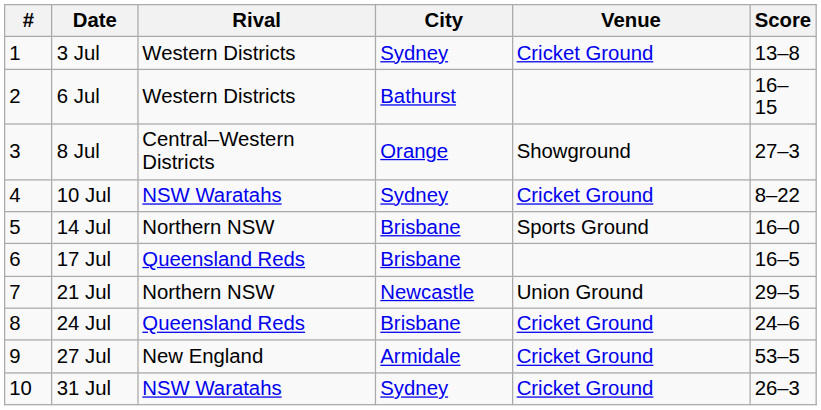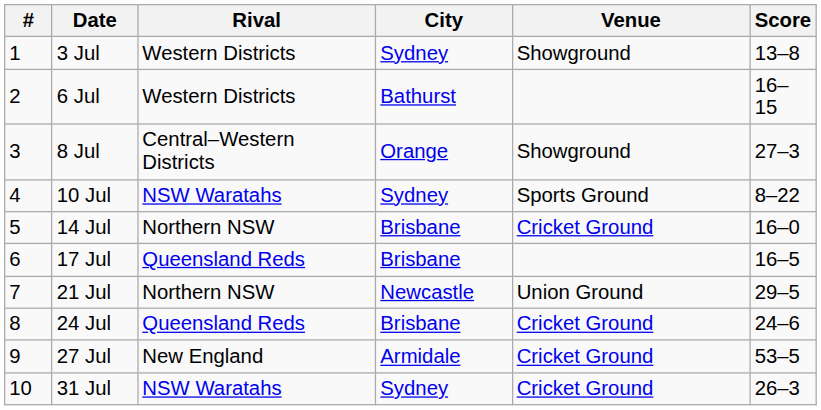(585, 52) Cricket Ground -> (574, 52) Showground
(585, 195) Cricket Ground -> (583, 195) Sports Ground
(583, 227) Sports Ground -> (585, 227) Cricket Ground
